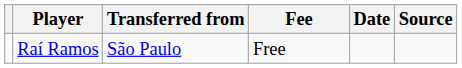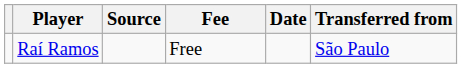columns swapped: (176, 19) <-> (426, 19)
